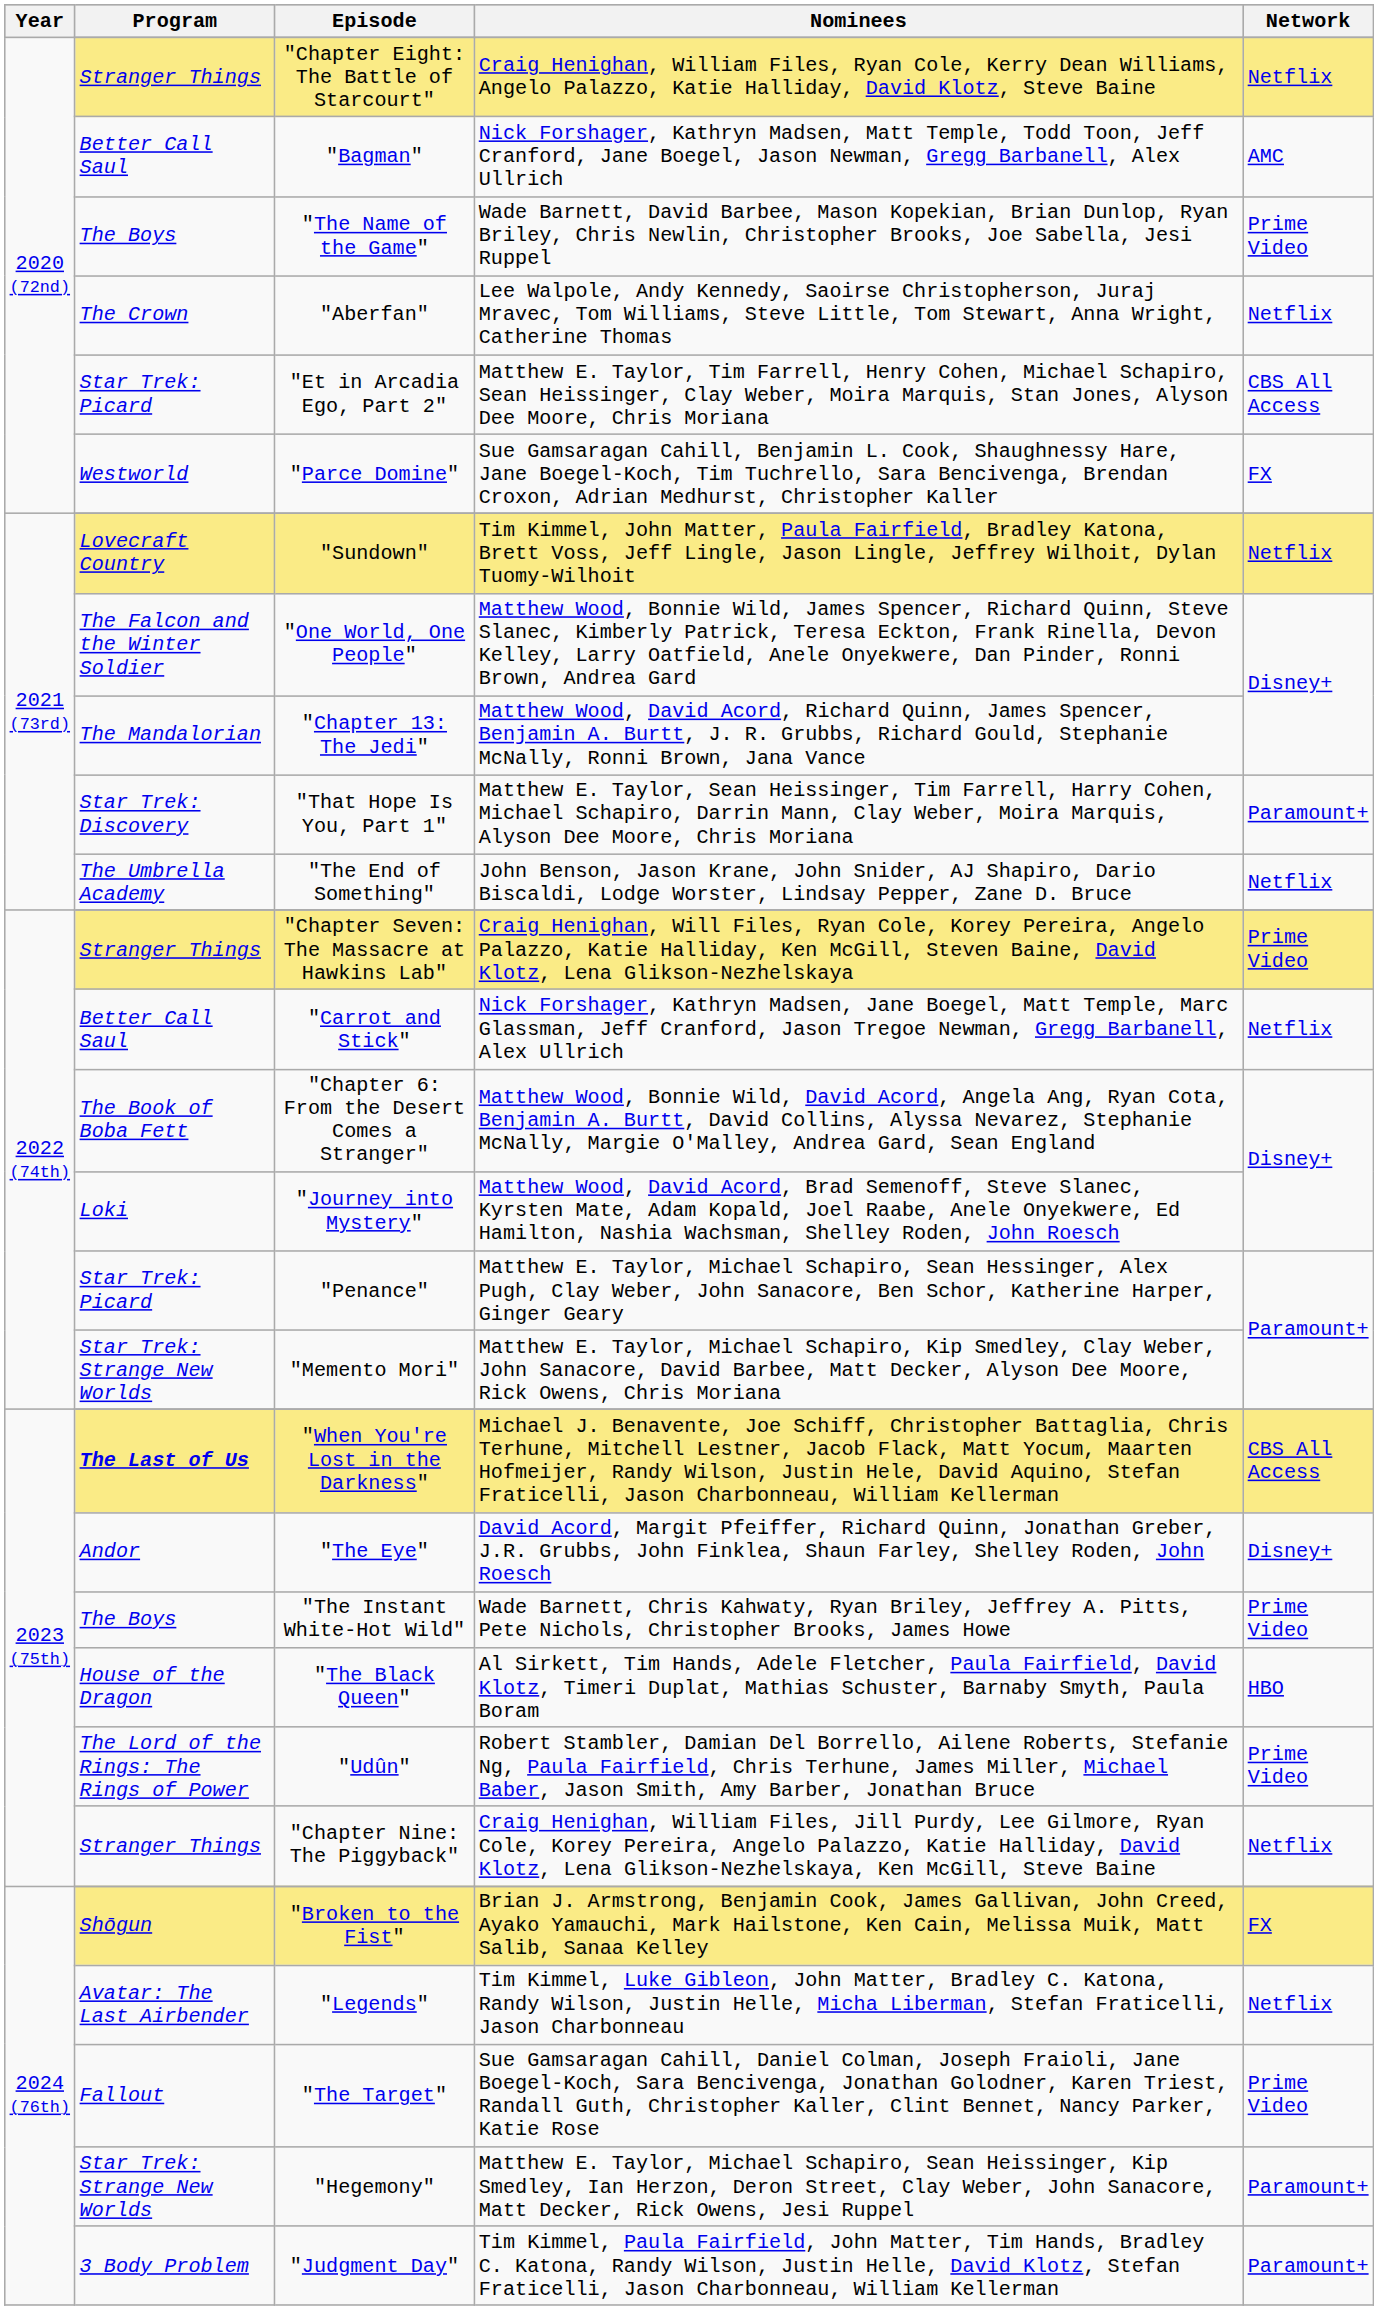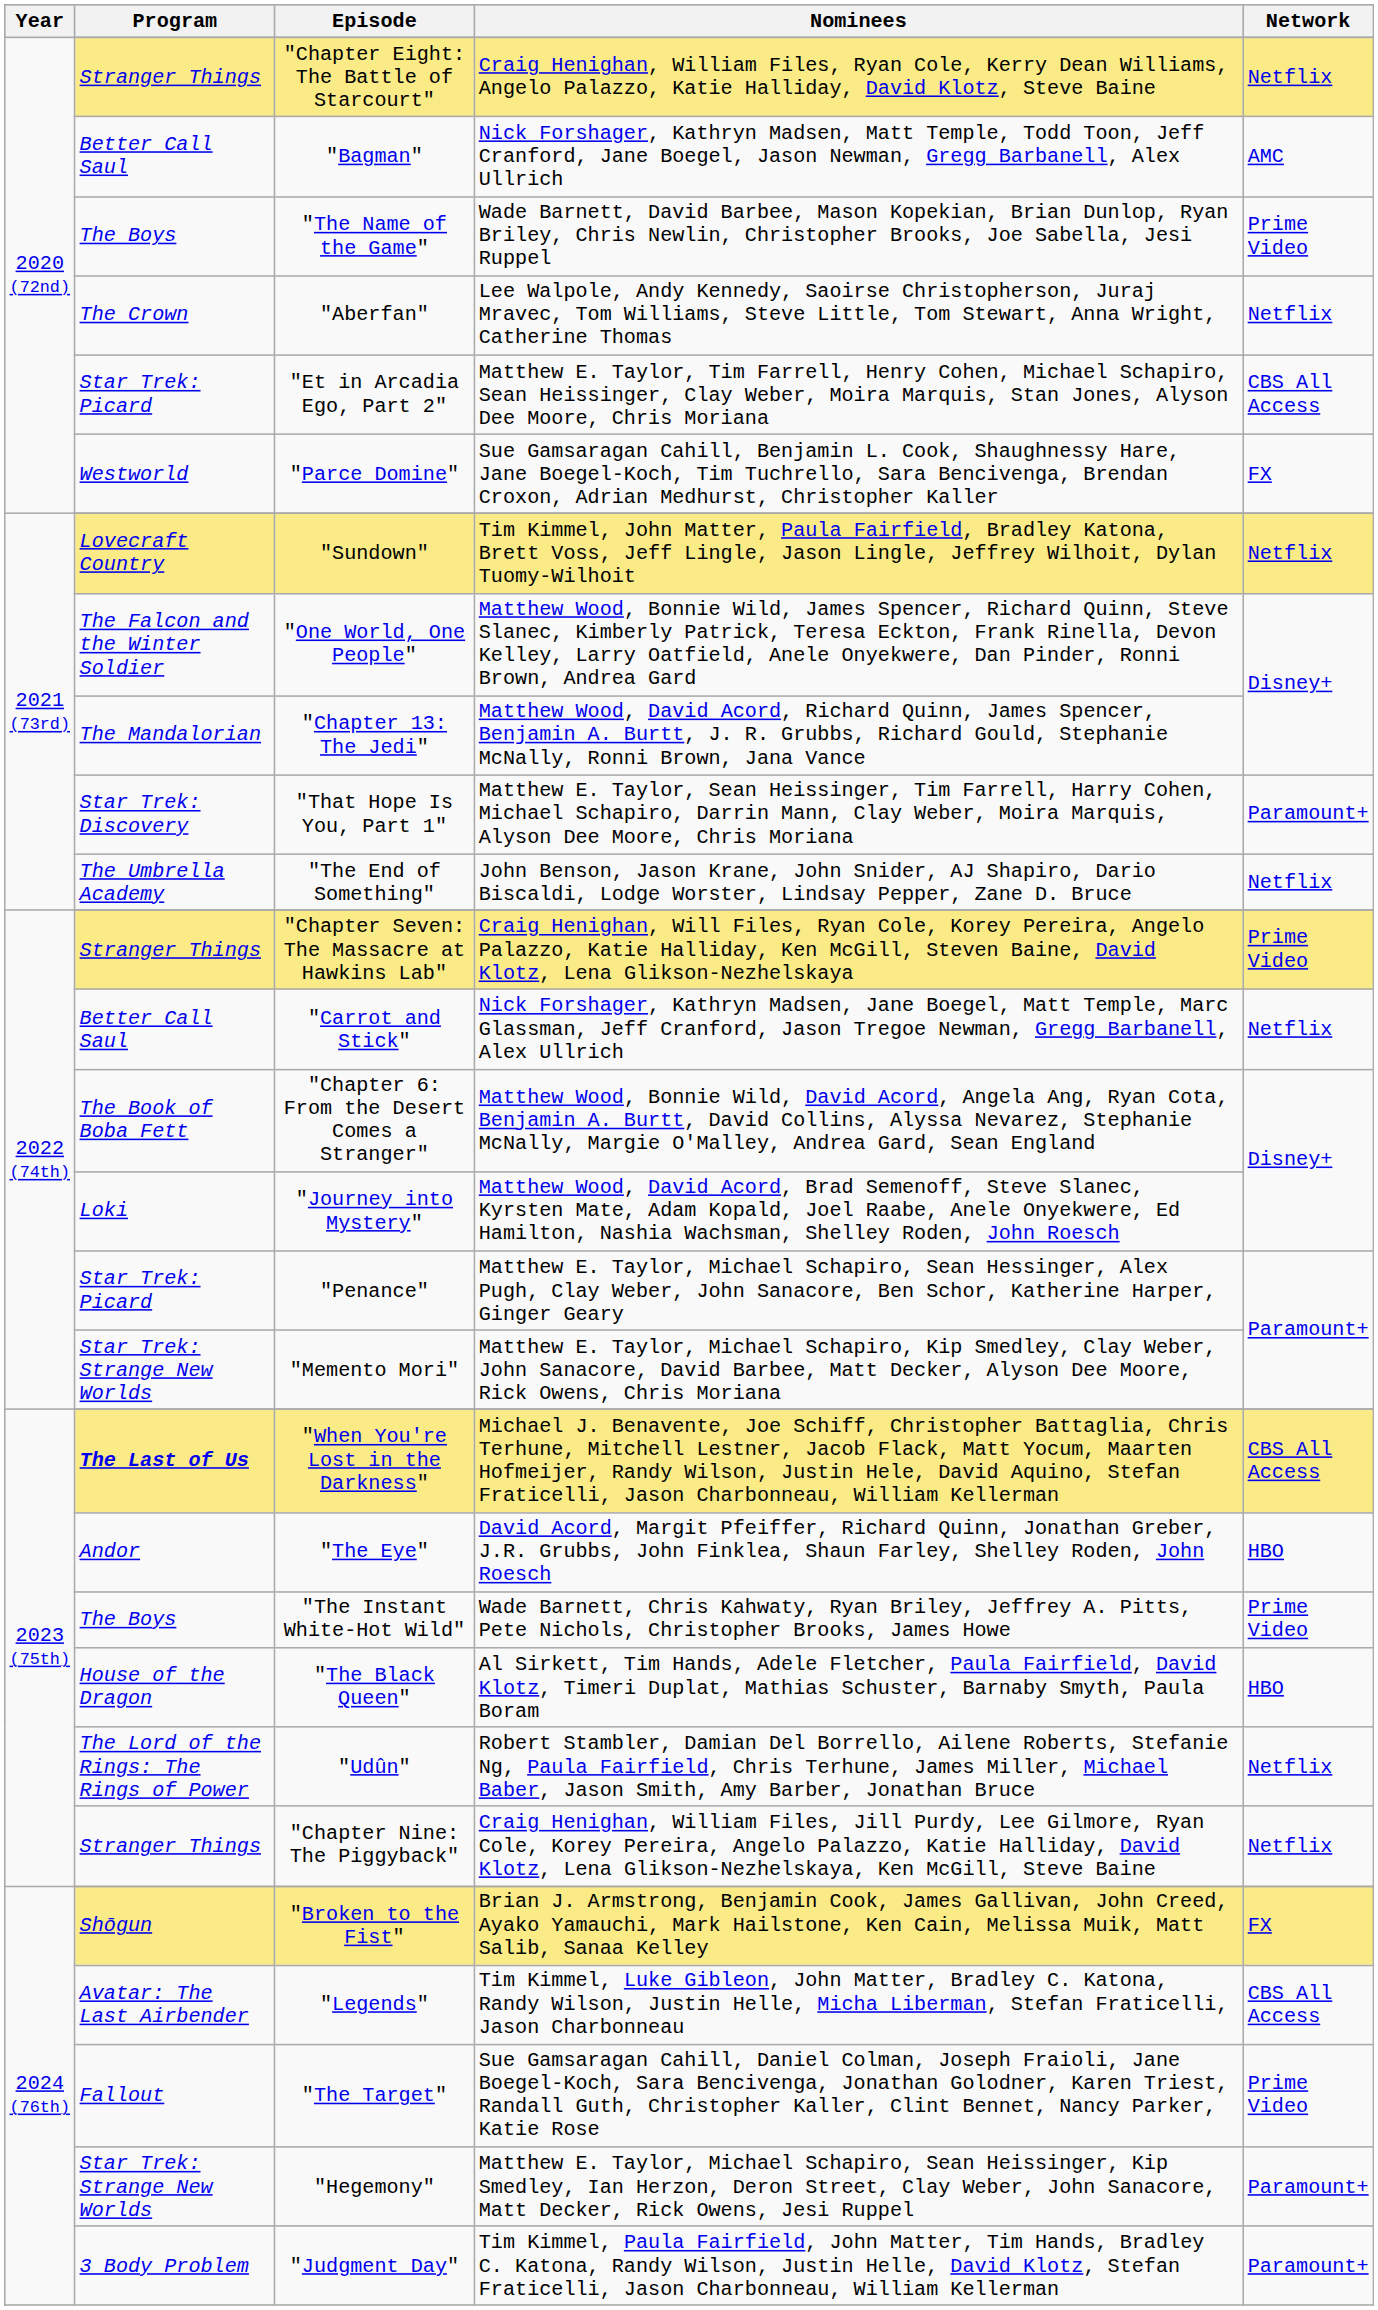(1290, 1552) Disney+ -> (1266, 1552) HBO
(1278, 1767) Prime Video -> (1290, 1767) Netflix
(1290, 2005) Netflix -> (1290, 2005) CBS All Access
